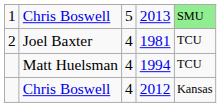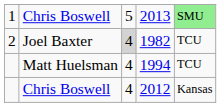(129, 41) no background -> (129, 41) lightgrey background
(155, 41) 1981 -> (155, 41) 1982
